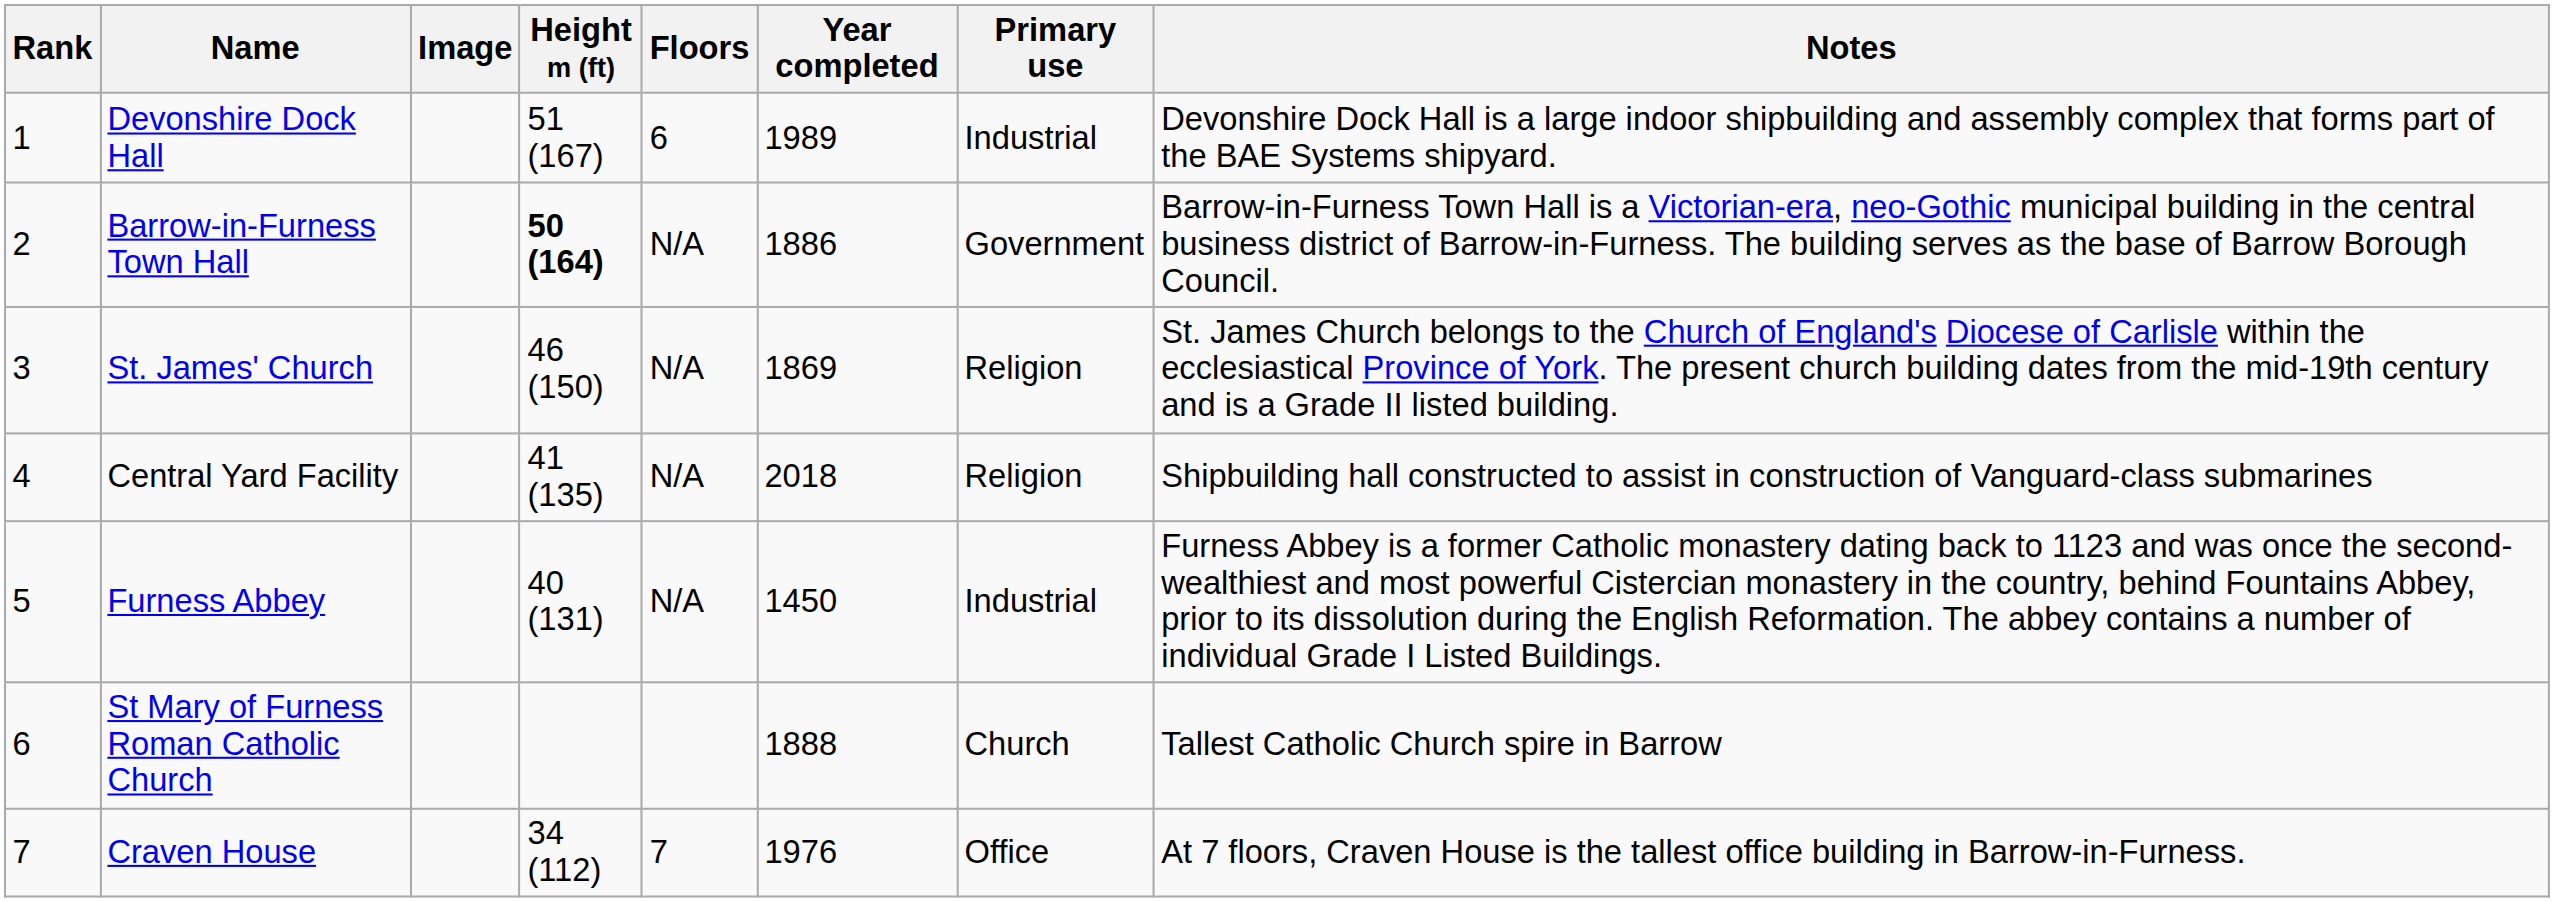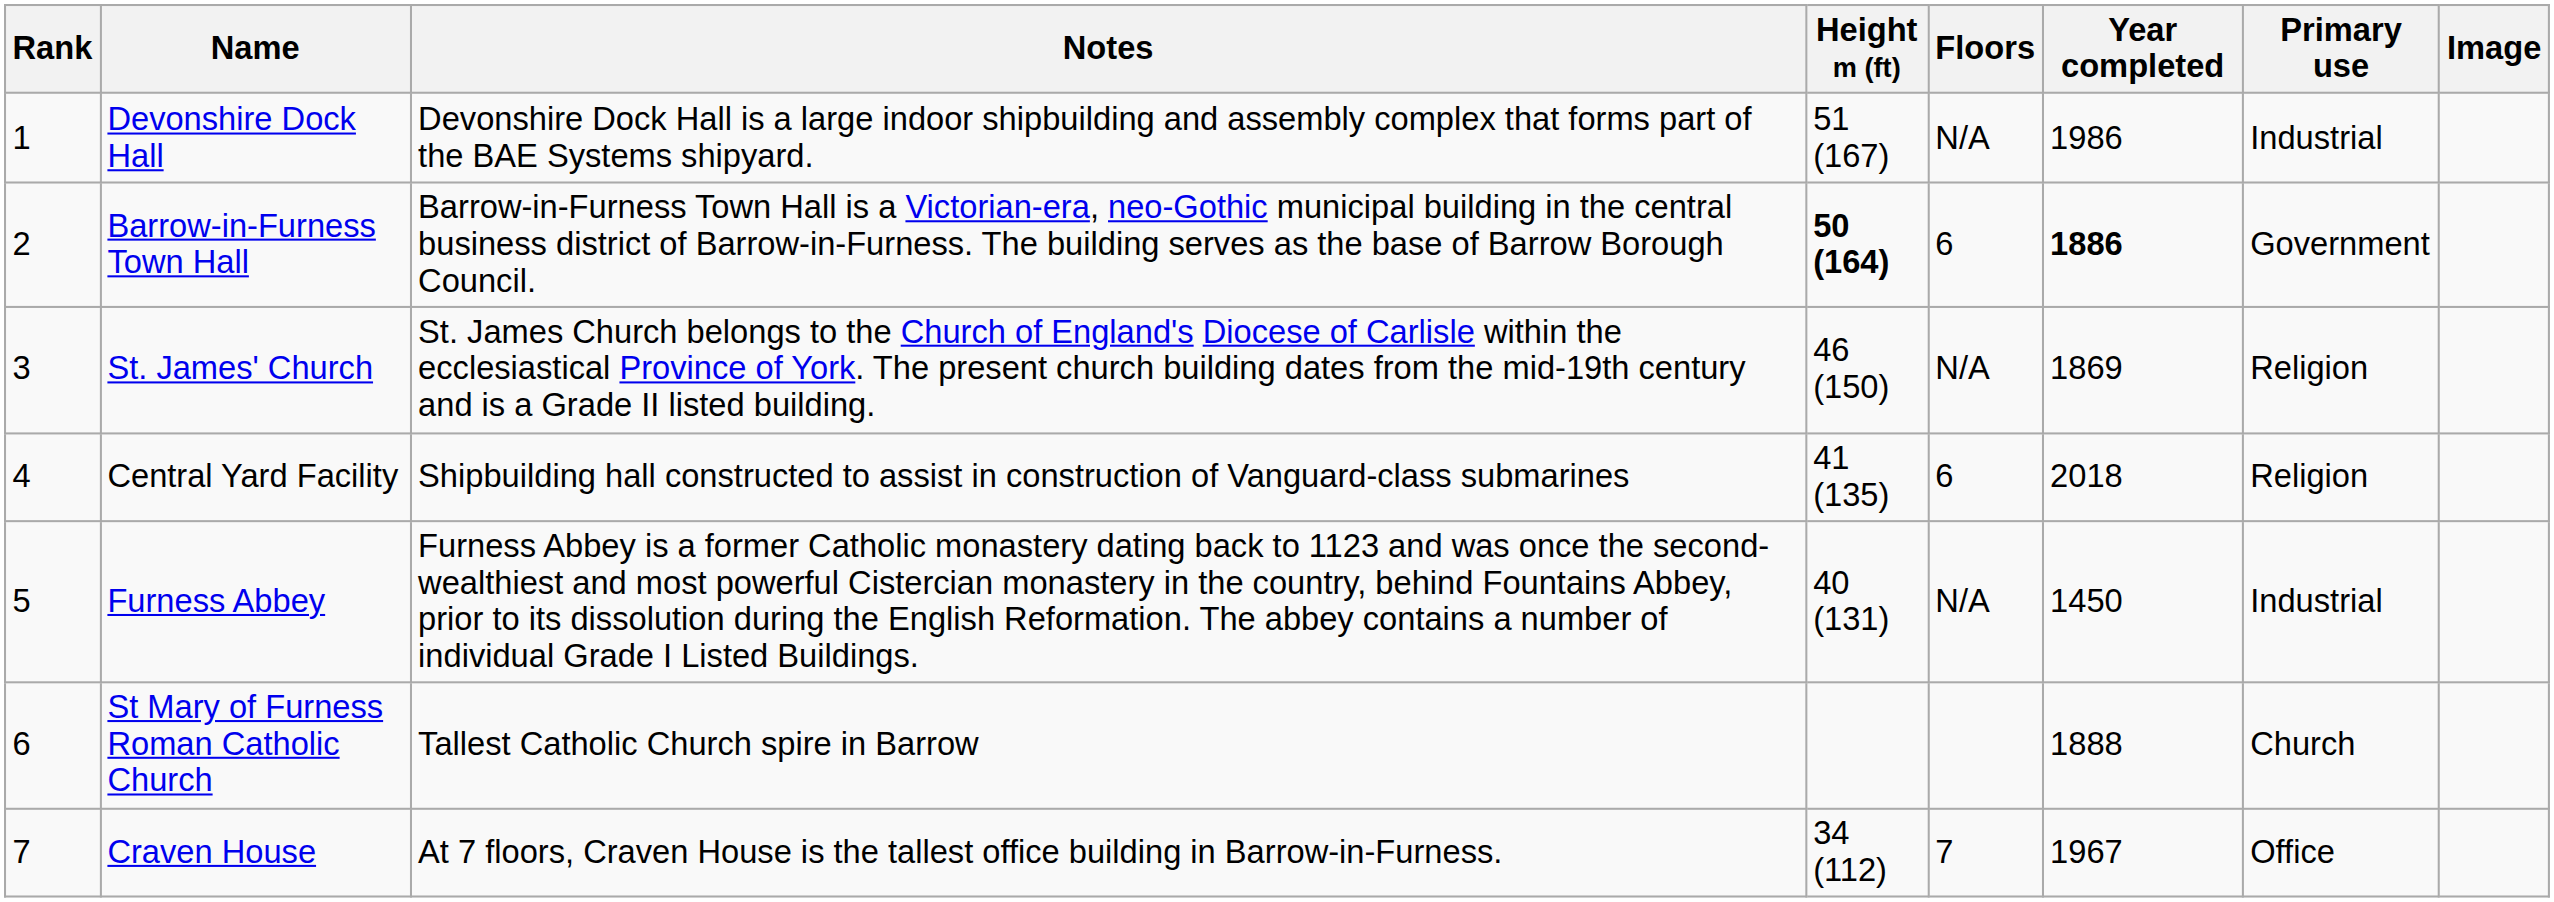columns swapped: (465, 48) <-> (1851, 48)
(659, 137) 6 -> (1963, 137) N/A
(801, 137) 1989 -> (2086, 137) 1986
(677, 244) N/A -> (1944, 244) 6
(801, 244) normal -> (2086, 244) bold
(677, 476) N/A -> (1944, 476) 6
(801, 851) 1976 -> (2086, 851) 1967
